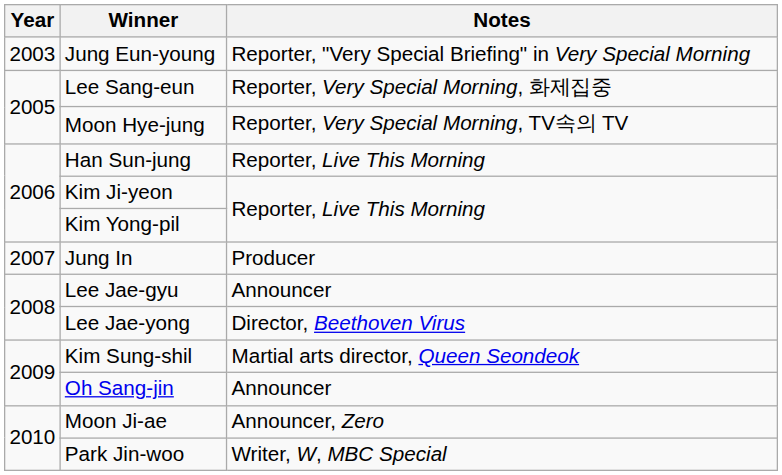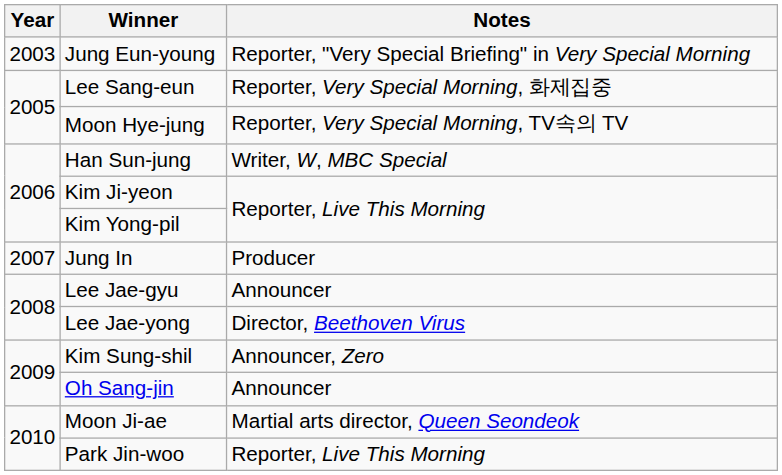(358, 159) Reporter, Live This Morning -> (339, 159) Writer, W, MBC Special
(405, 355) Martial arts director, Queen Seondeok -> (308, 355) Announcer, Zero
(308, 421) Announcer, Zero -> (405, 421) Martial arts director, Queen Seondeok
(339, 454) Writer, W, MBC Special -> (358, 454) Reporter, Live This Morning
